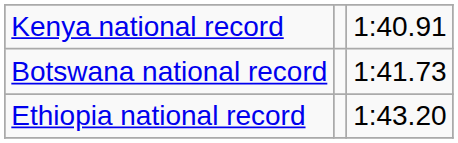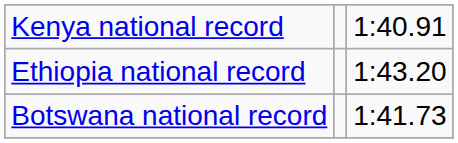rows swapped: (169, 71) <-> (158, 115)
